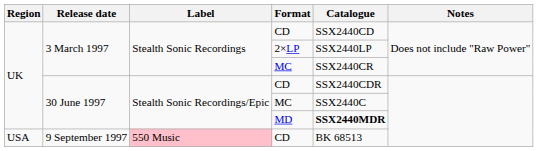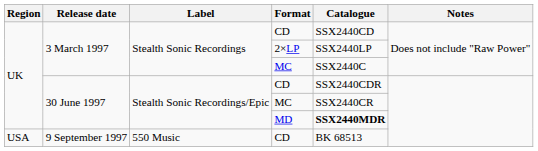(345, 66) SSX2440CR -> (341, 66) SSX2440C
(341, 102) SSX2440C -> (345, 102) SSX2440CR
(156, 137) pink background -> (156, 137) no background
